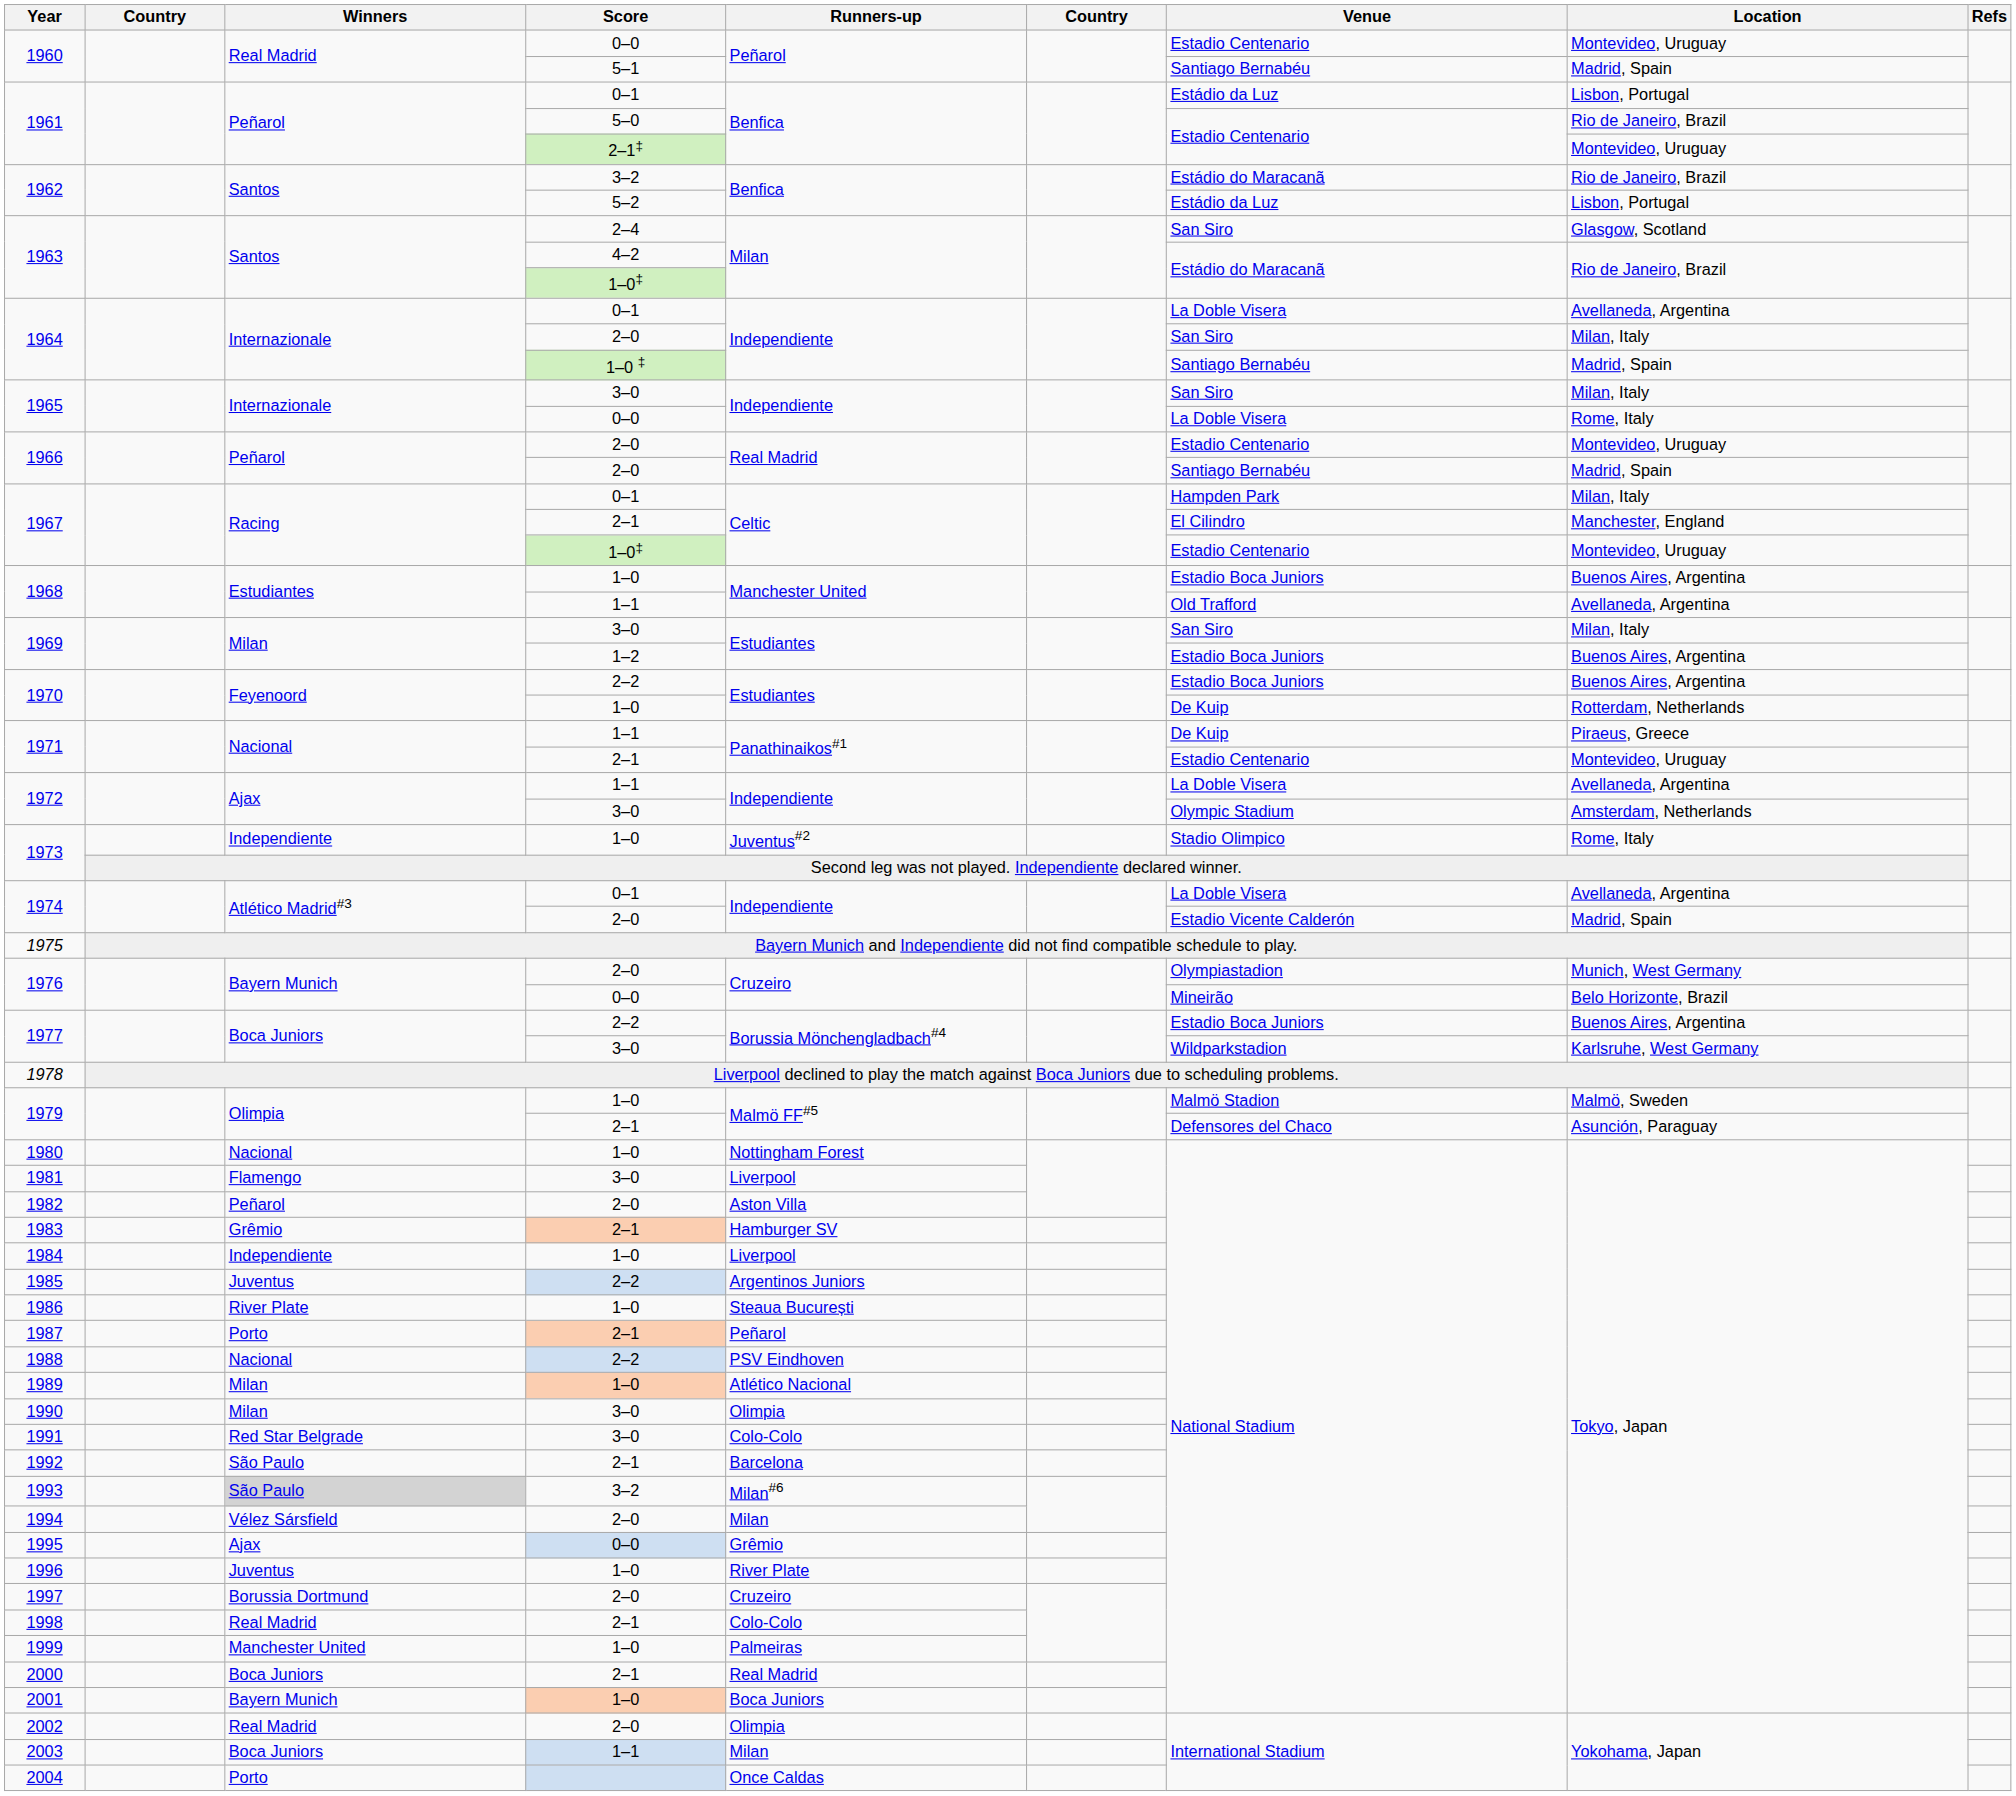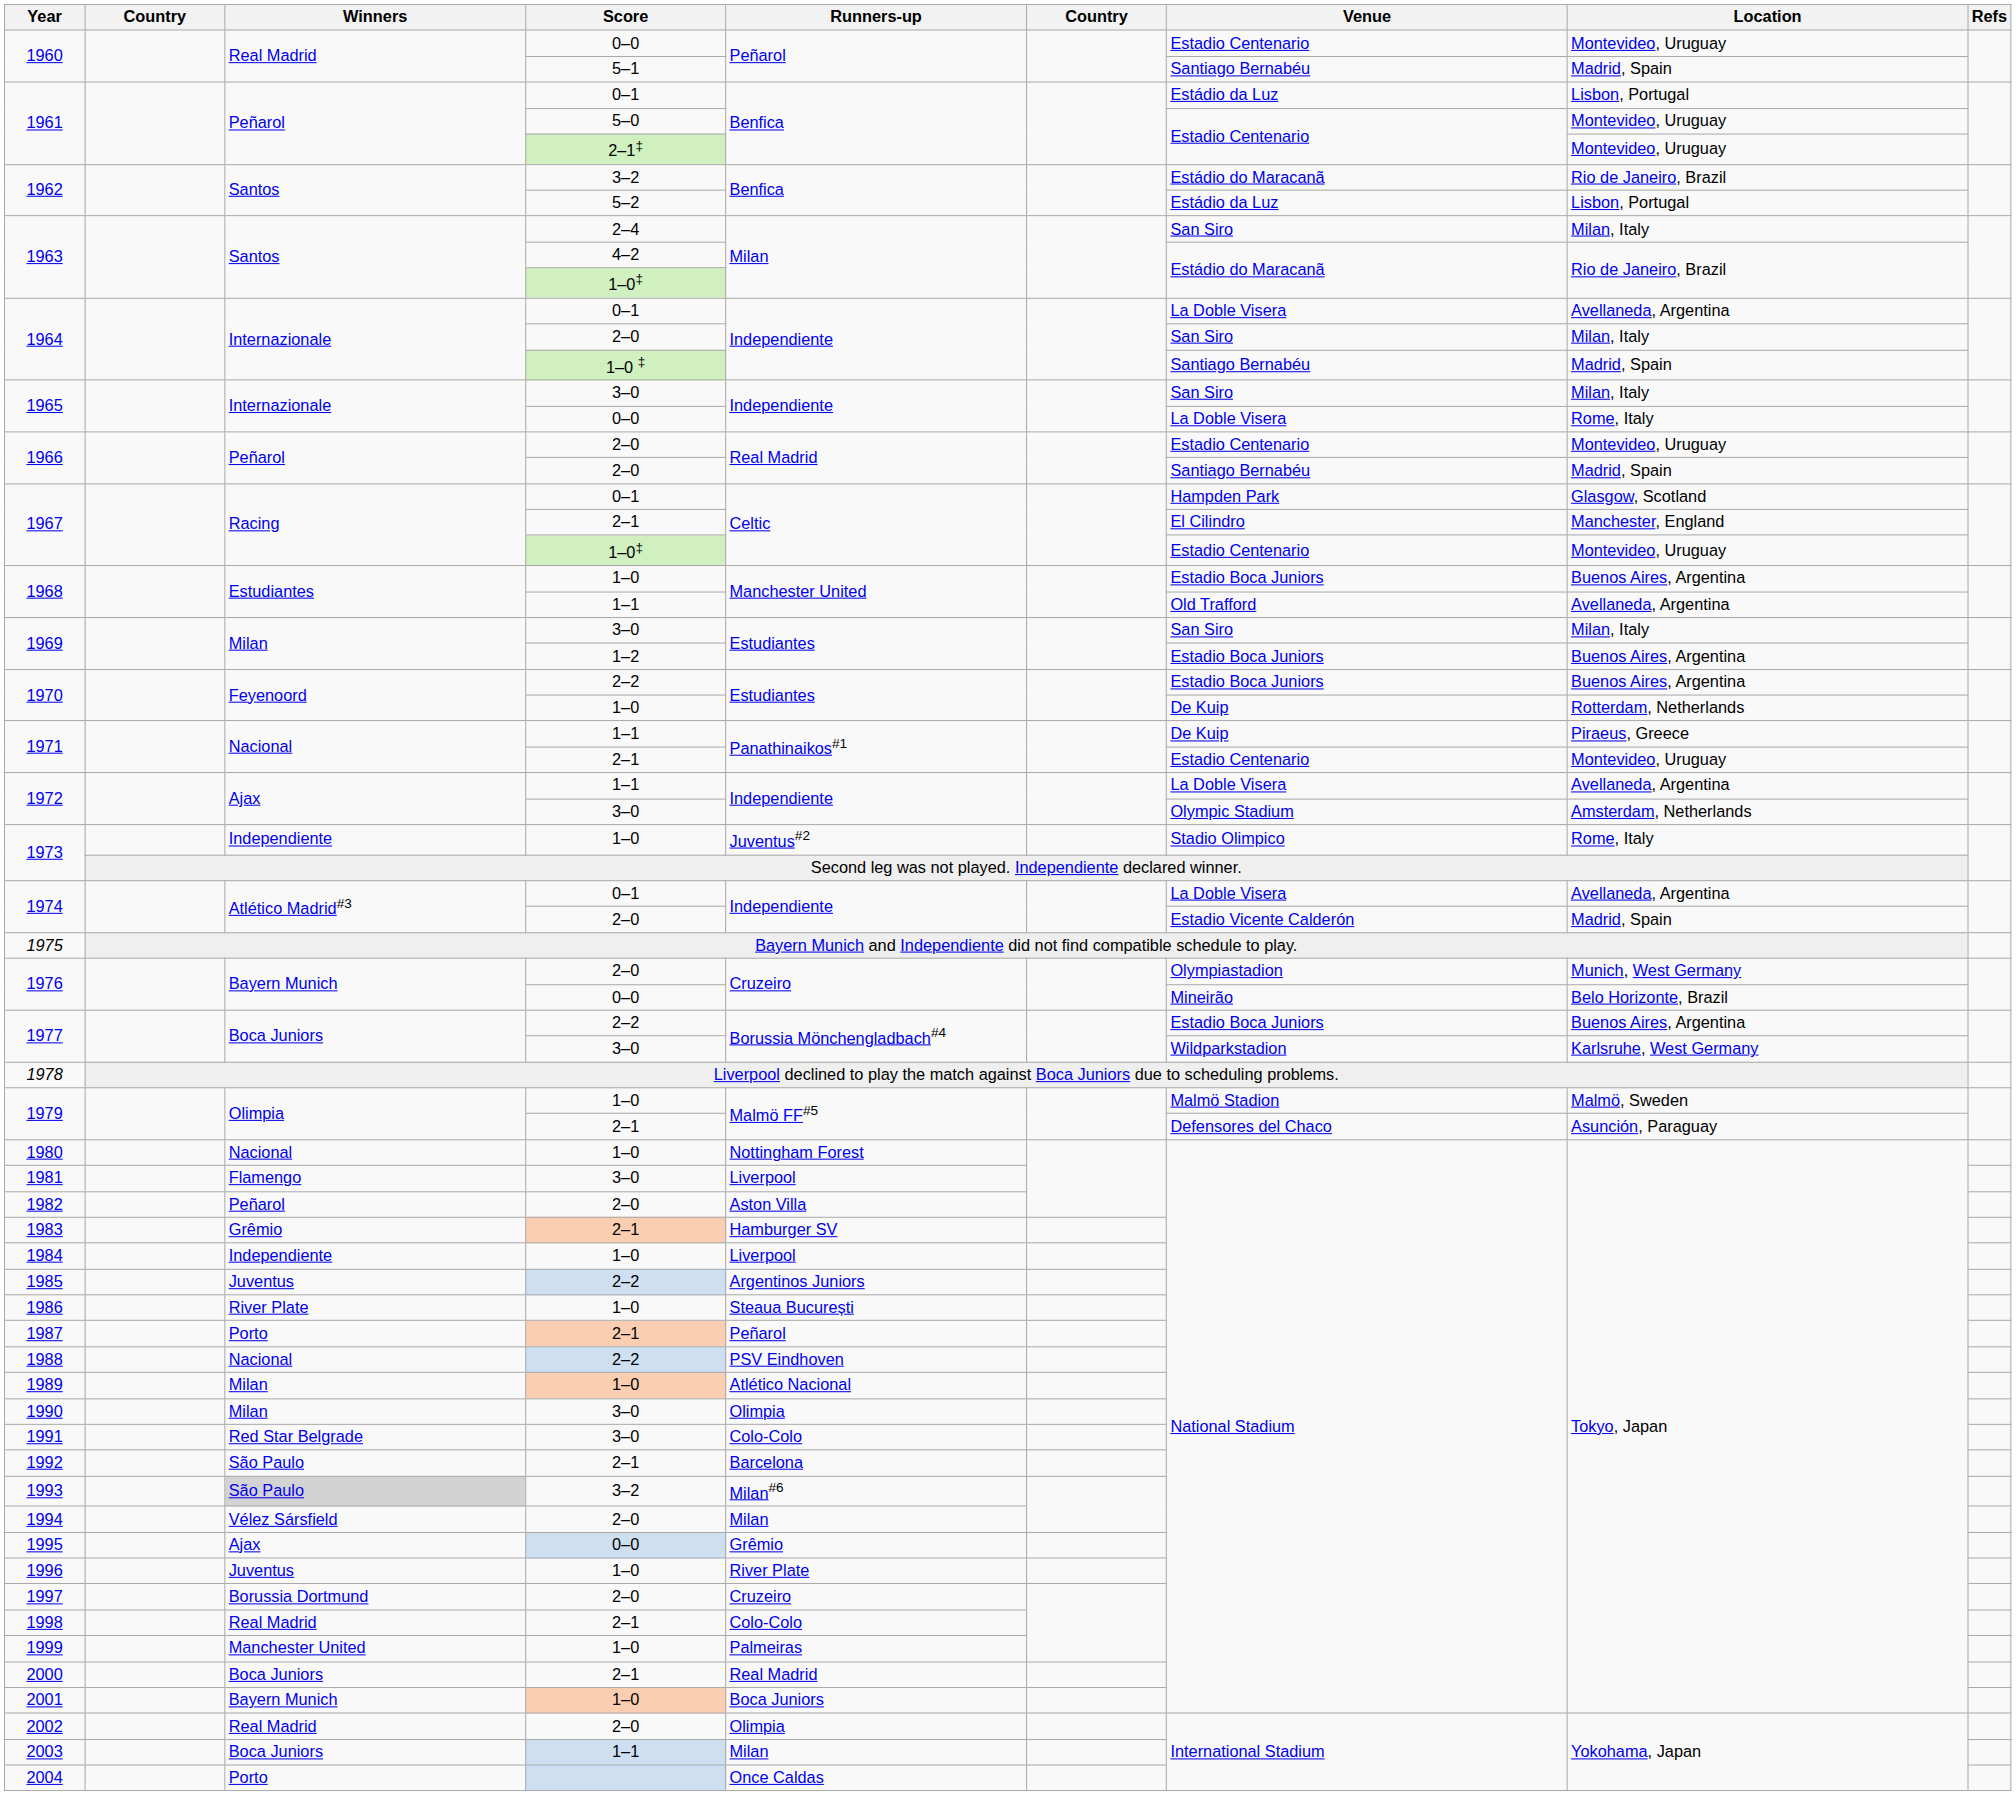(1649, 120) Rio de Janeiro, Brazil -> (1649, 120) Montevideo, Uruguay
(1639, 228) Glasgow, Scotland -> (1610, 228) Milan, Italy
(1610, 496) Milan, Italy -> (1639, 496) Glasgow, Scotland
